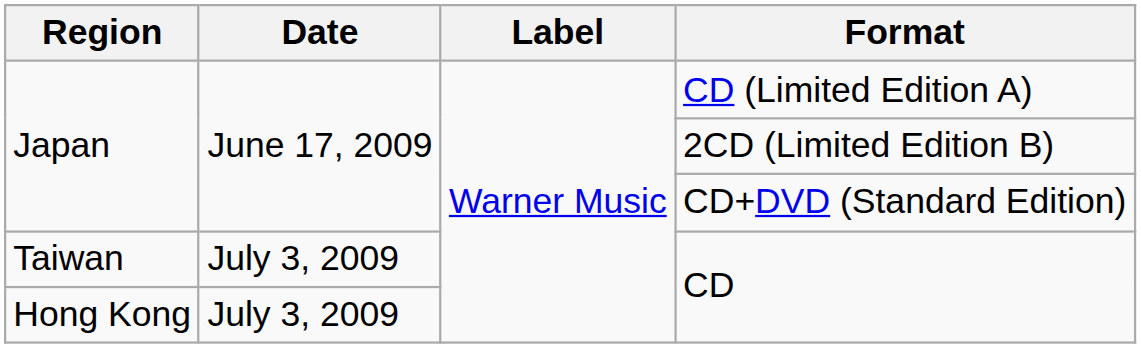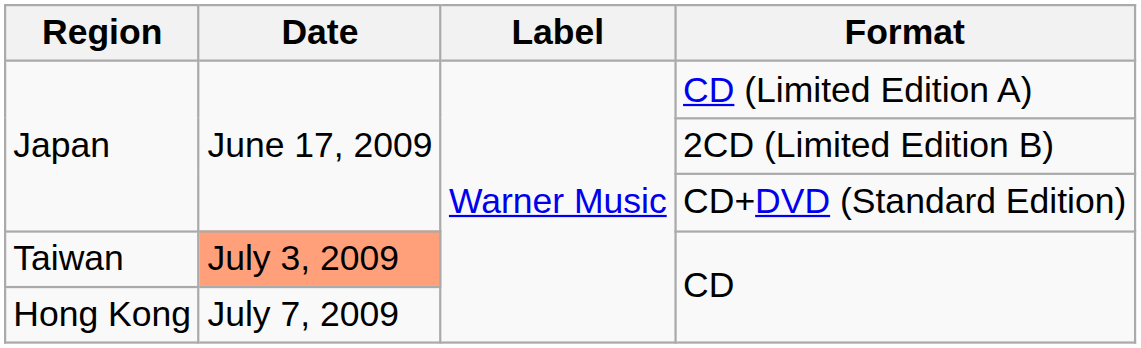(303, 257) no background -> (303, 257) lightsalmon background
(303, 314) July 3, 2009 -> (303, 314) July 7, 2009
